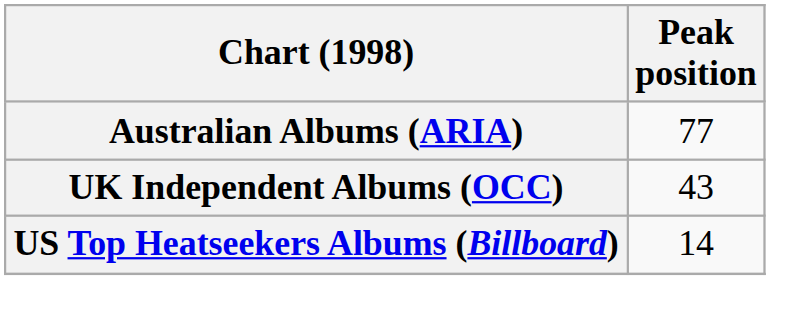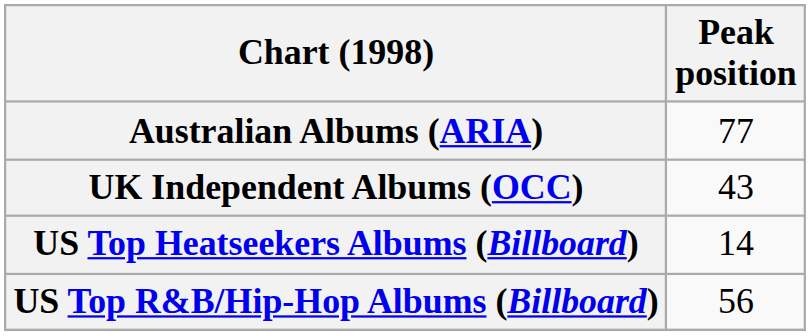+ row: (336, 300)
